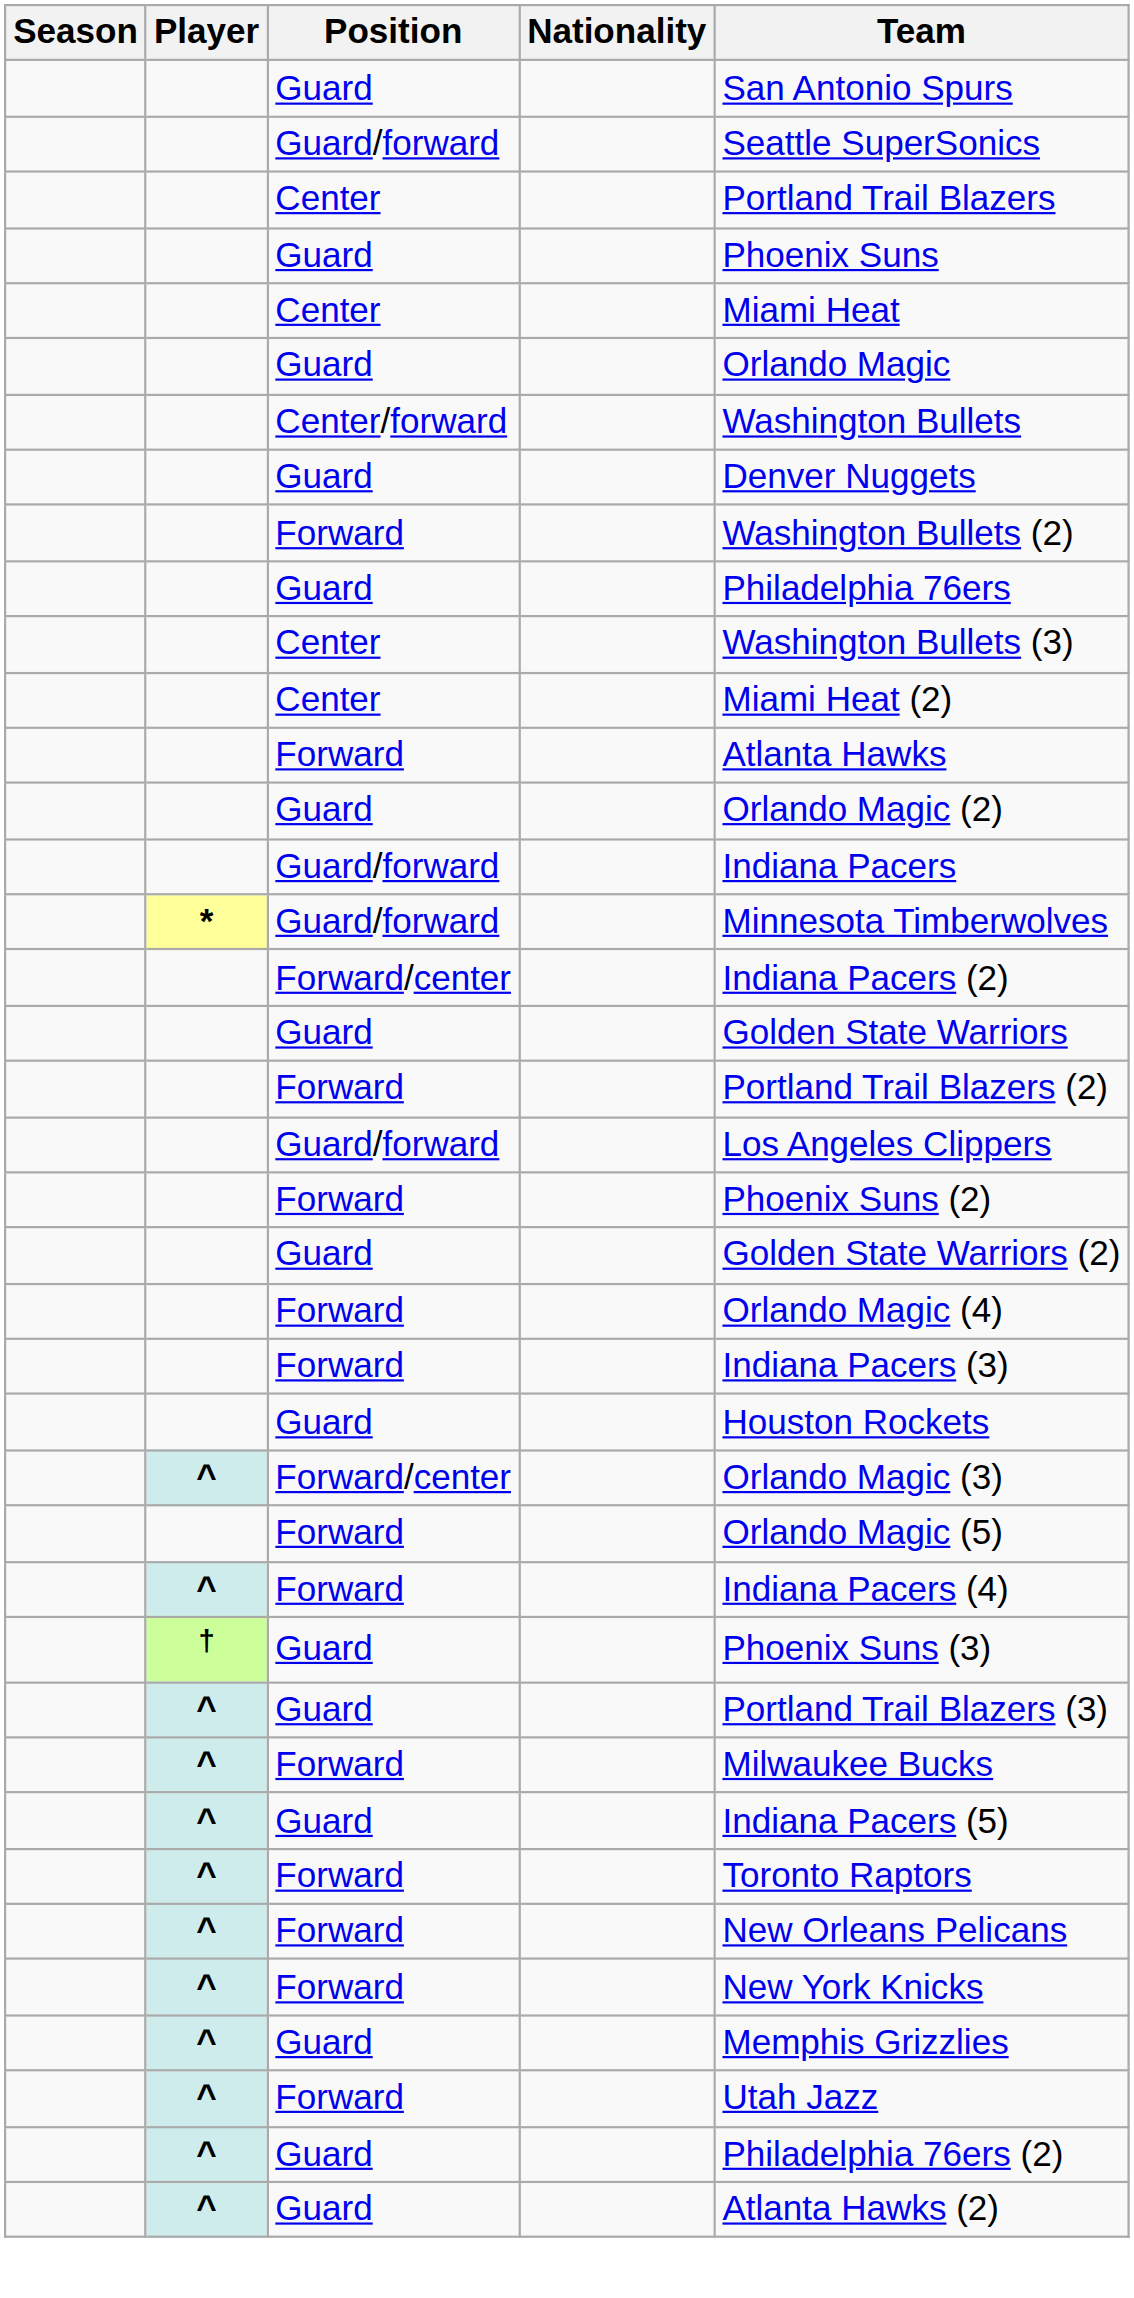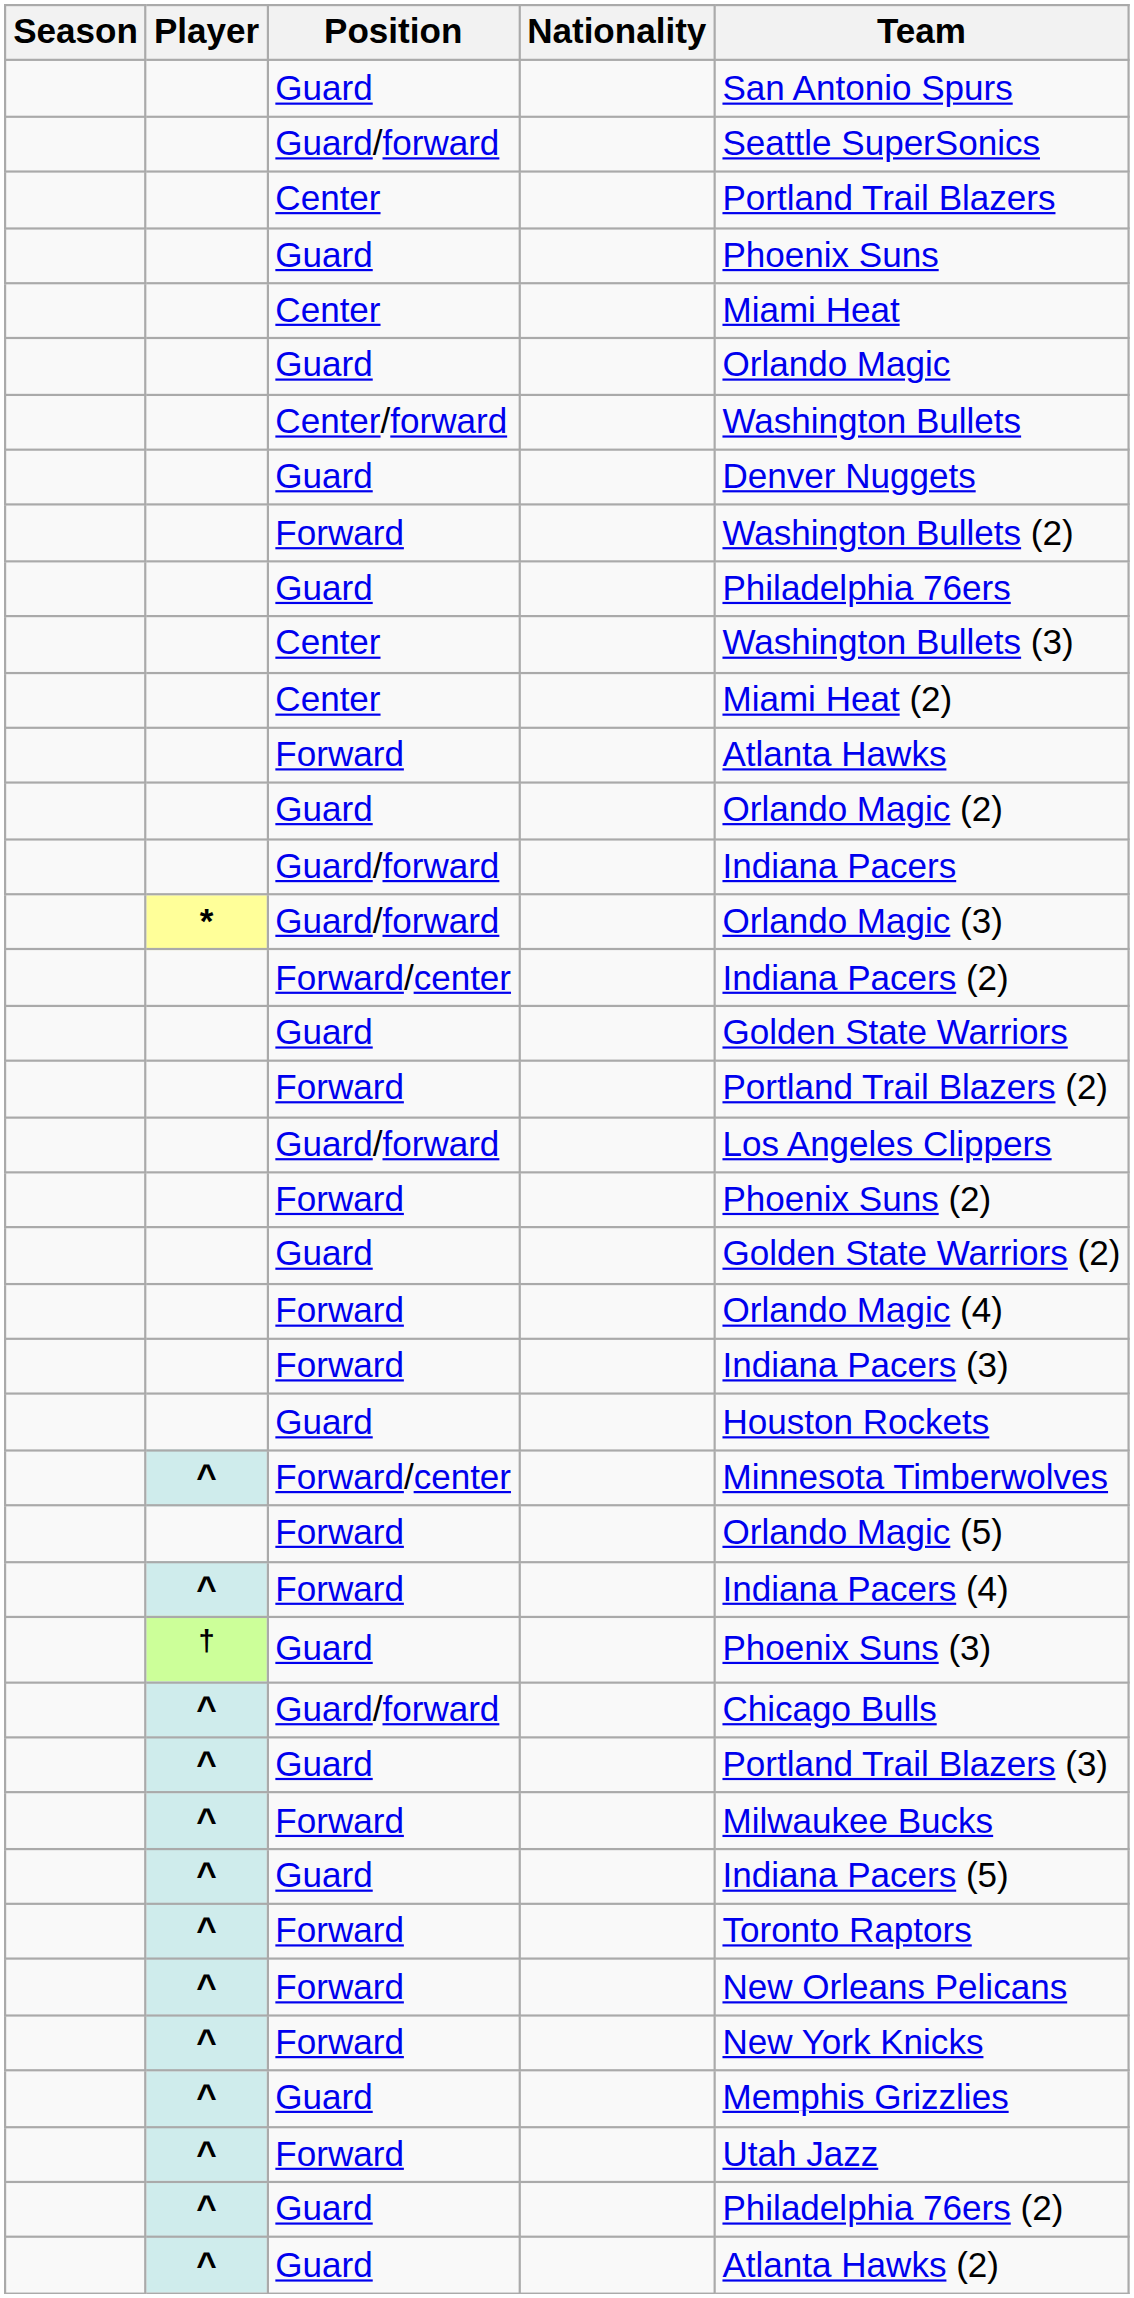(915, 921) Minnesota Timberwolves -> (863, 921) Orlando Magic (3)
(863, 1477) Orlando Magic (3) -> (915, 1477) Minnesota Timberwolves
+ row: (207, 1708)
